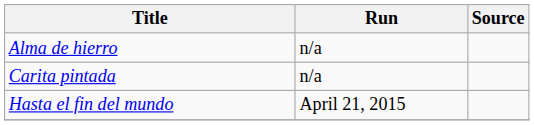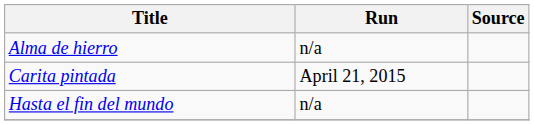(311, 76) n/a -> (353, 76) April 21, 2015
(353, 104) April 21, 2015 -> (311, 104) n/a
